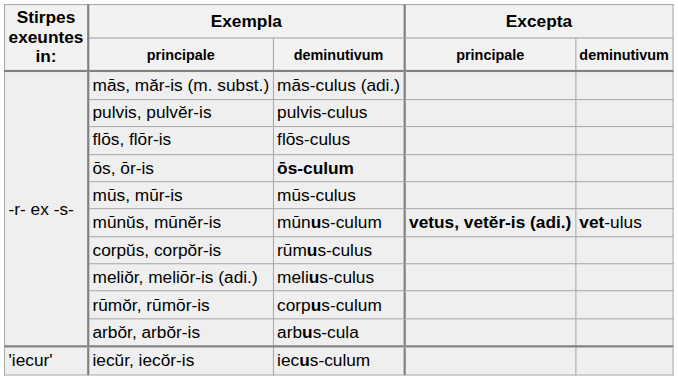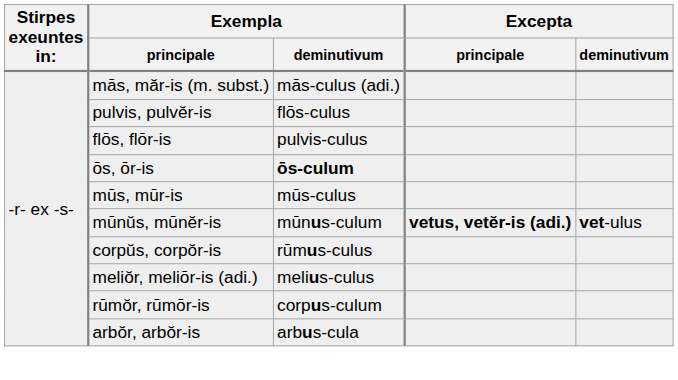(322, 112) pulvis-culus -> (314, 112) flōs-culus
(314, 140) flōs-culus -> (322, 140) pulvis-culus
- row: (143, 360)
